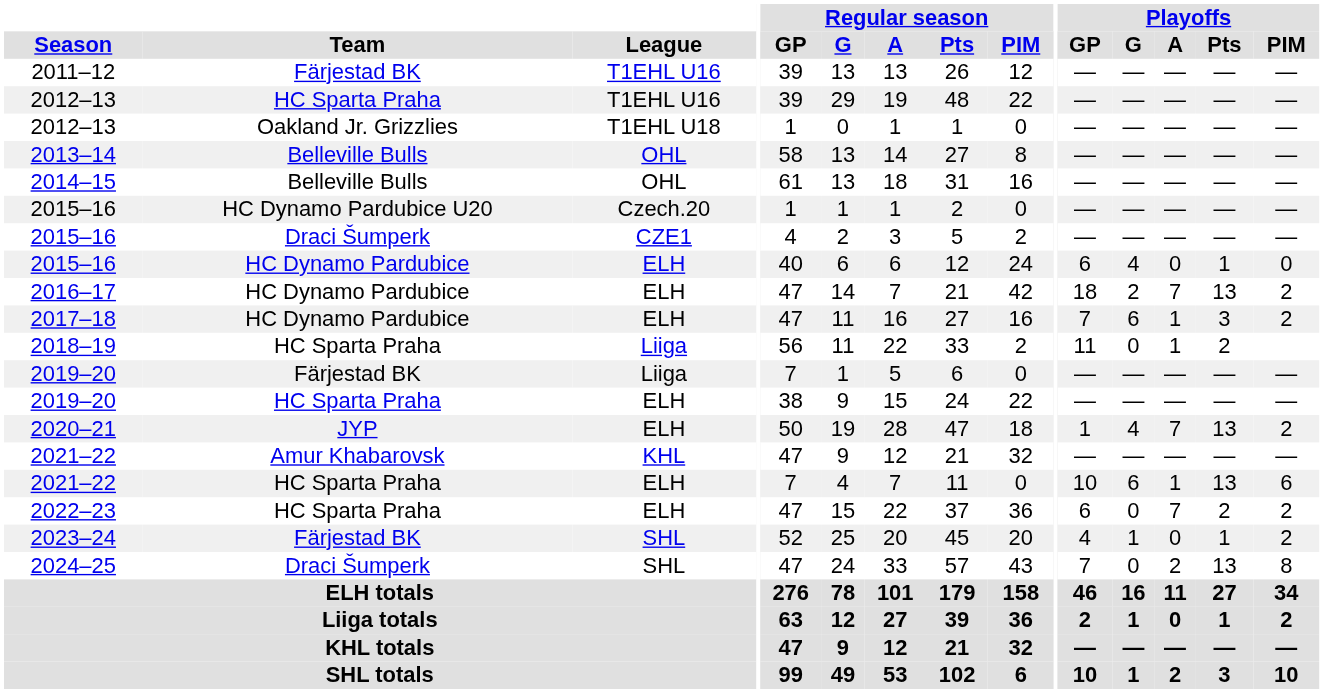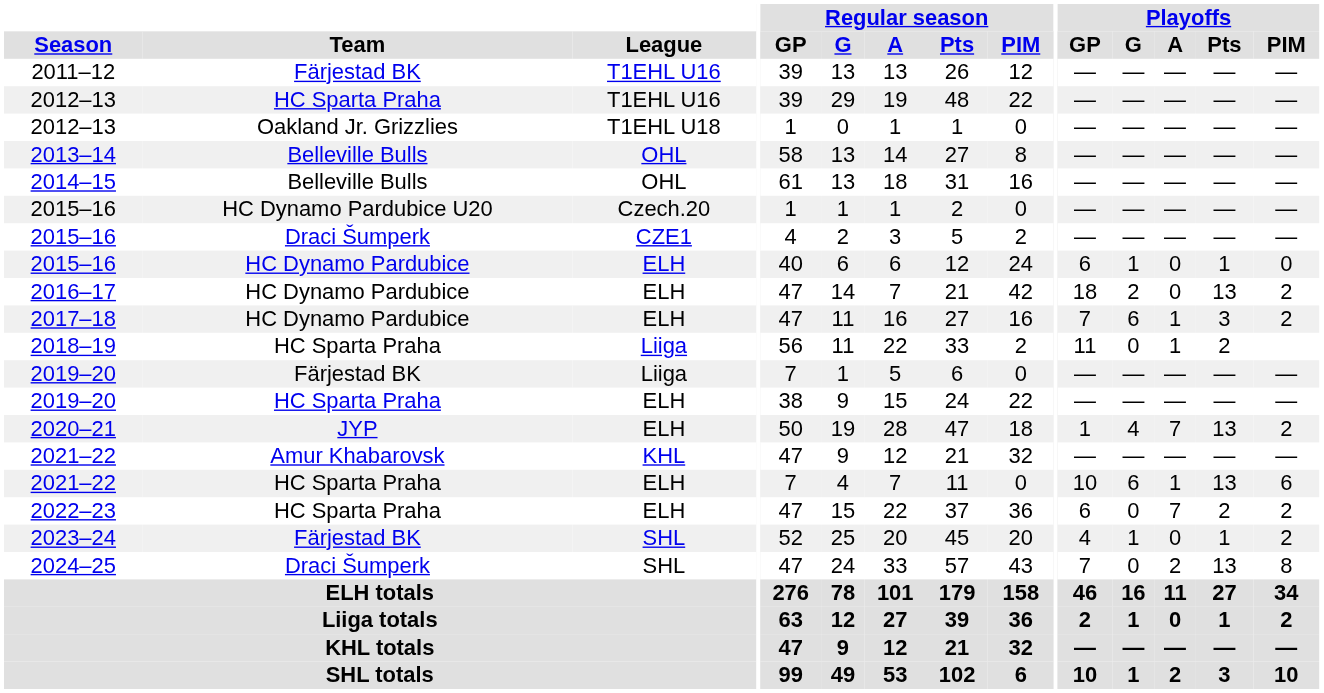(1133, 264) 4 -> (1133, 264) 1
(1175, 291) 7 -> (1175, 291) 0
